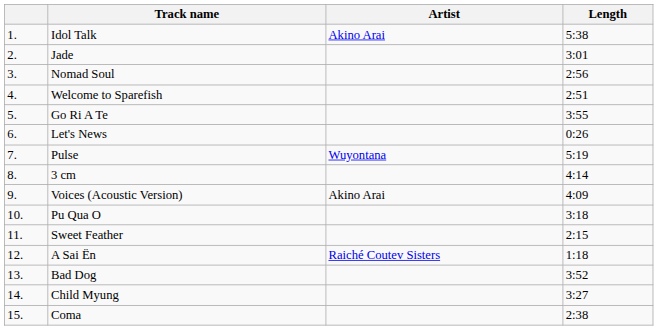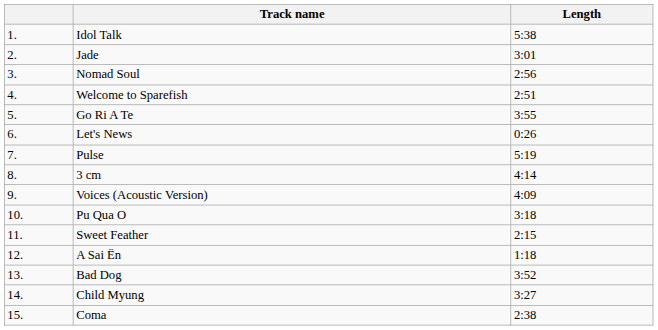- column: (444, 14)
